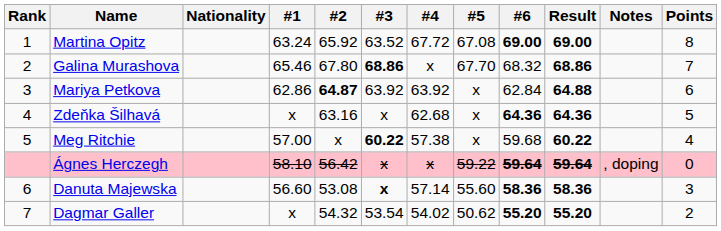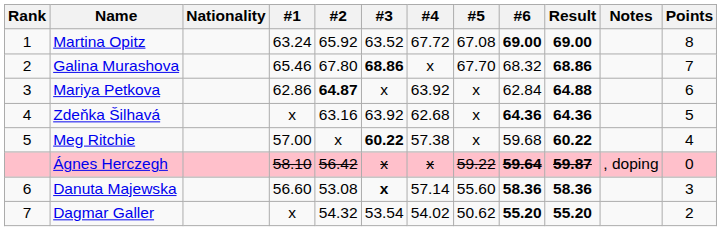(384, 90) 63.92 -> (384, 90) x
(384, 115) x -> (384, 115) 63.92
(572, 164) 59.64 -> (572, 164) 59.87
